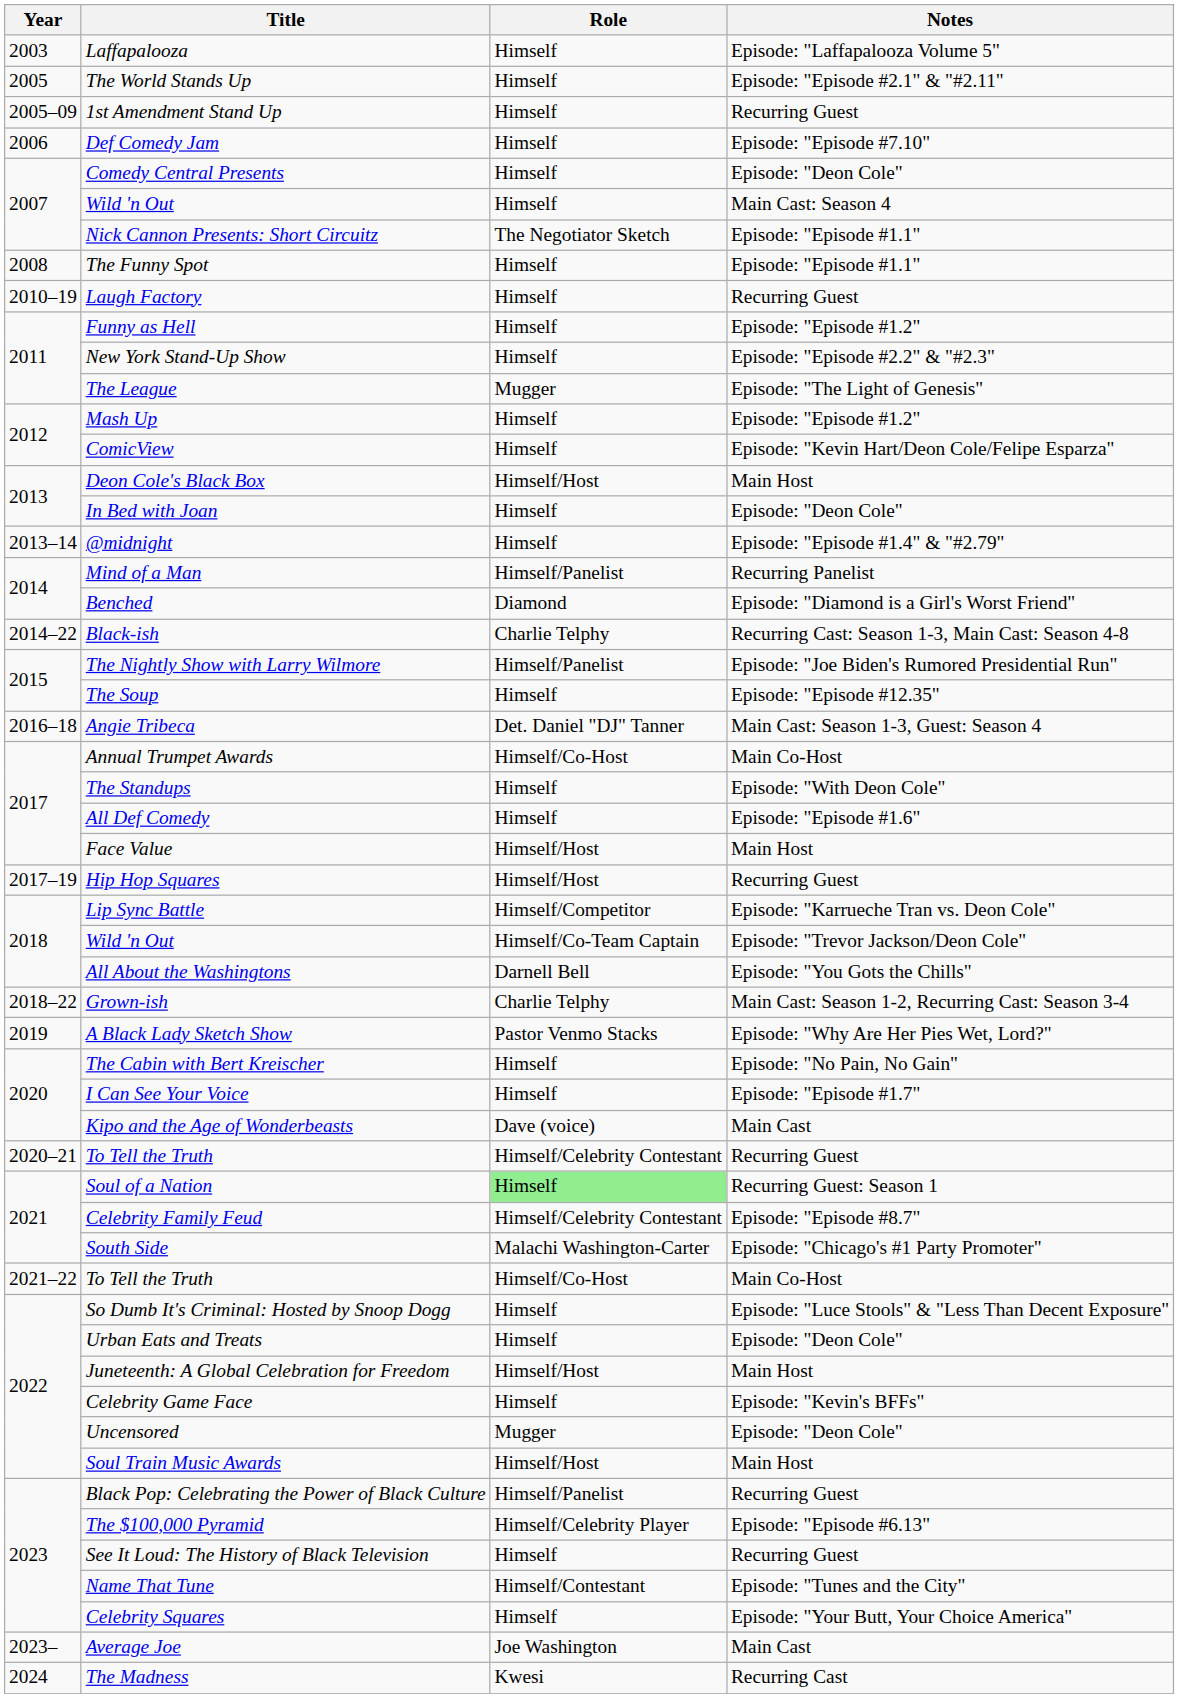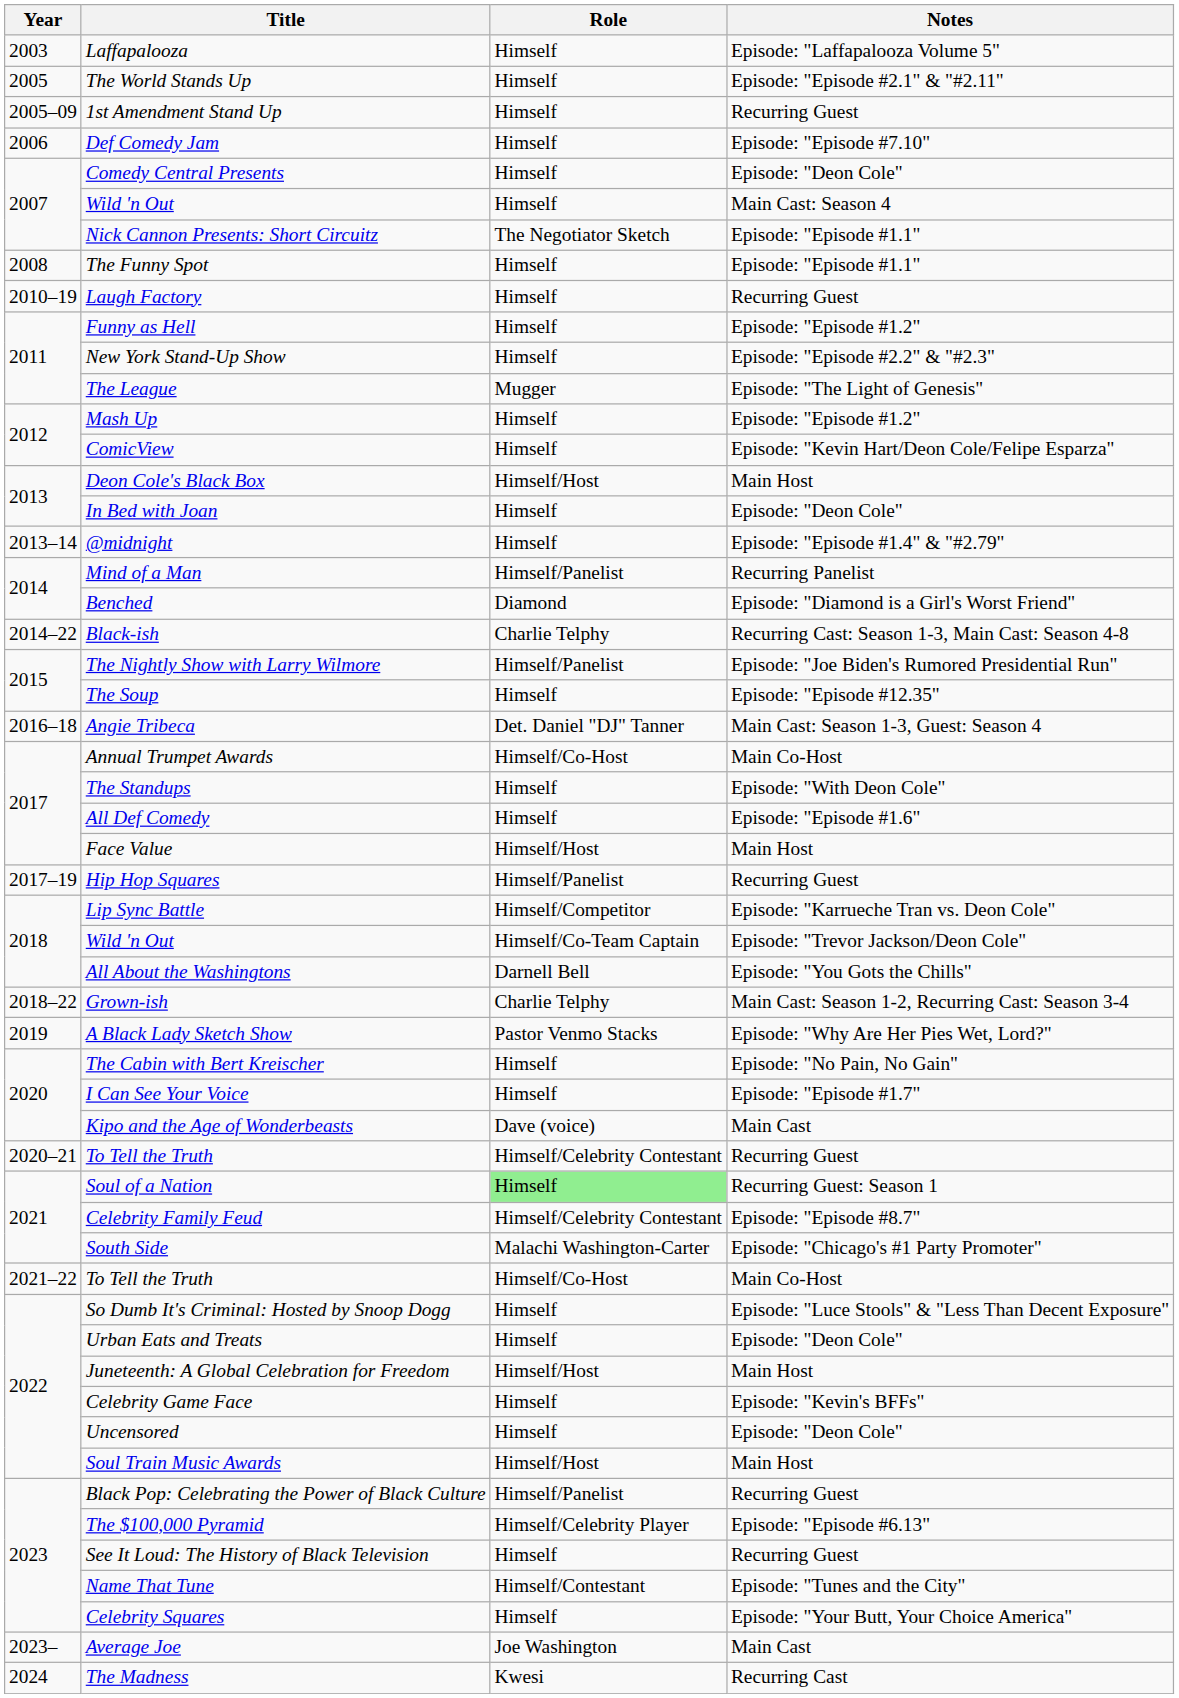(547, 879) Himself/Host -> (559, 879) Himself/Panelist
(525, 1432) Mugger -> (526, 1432) Himself
